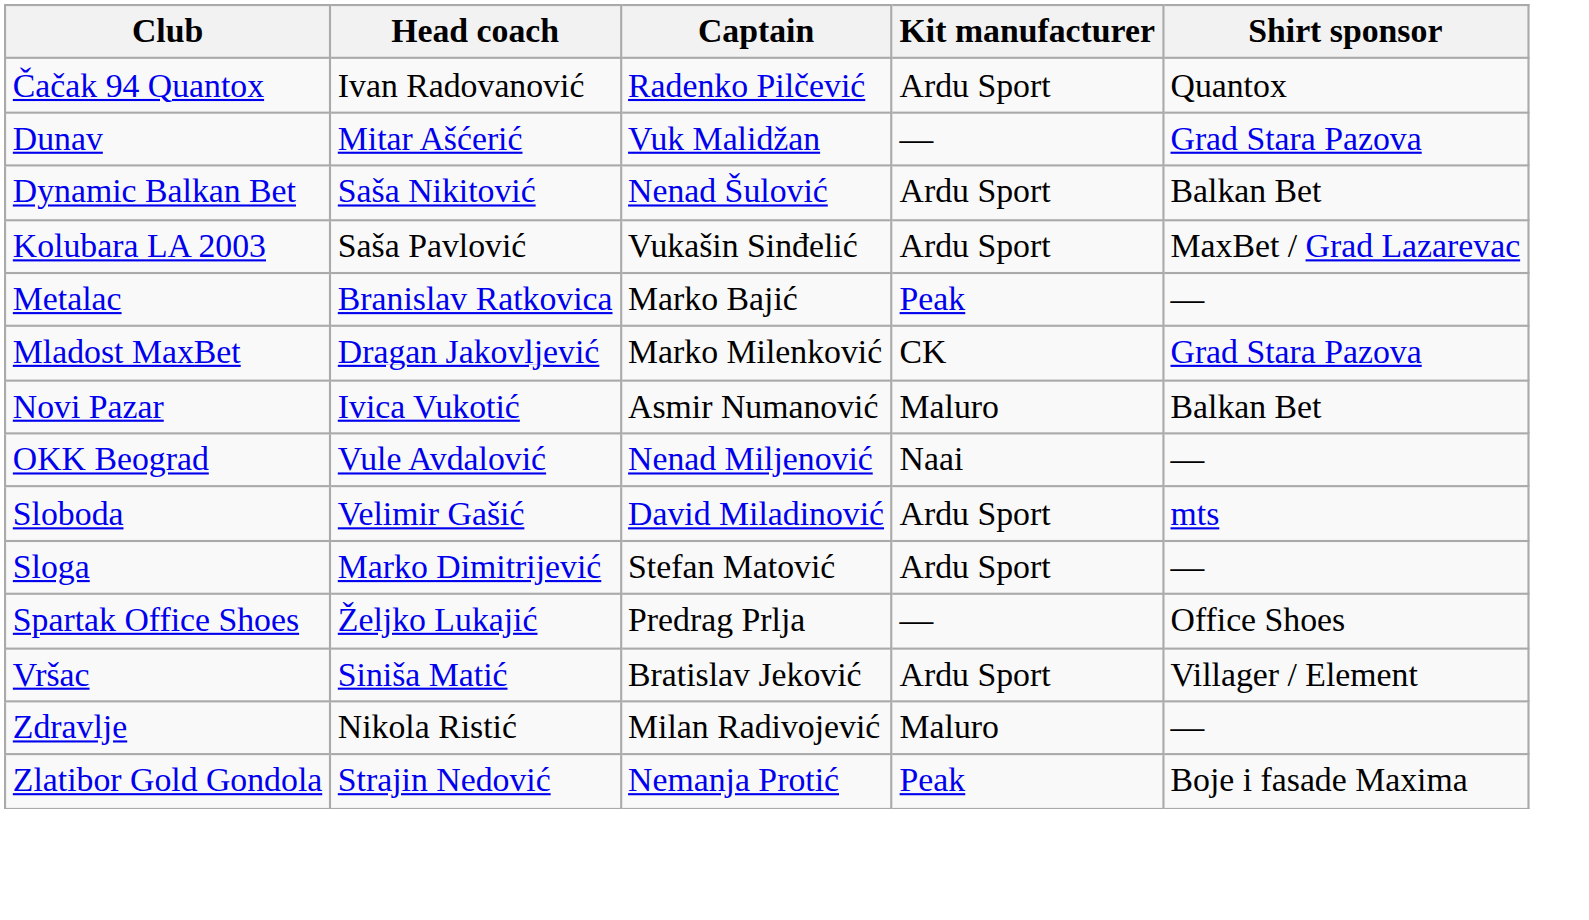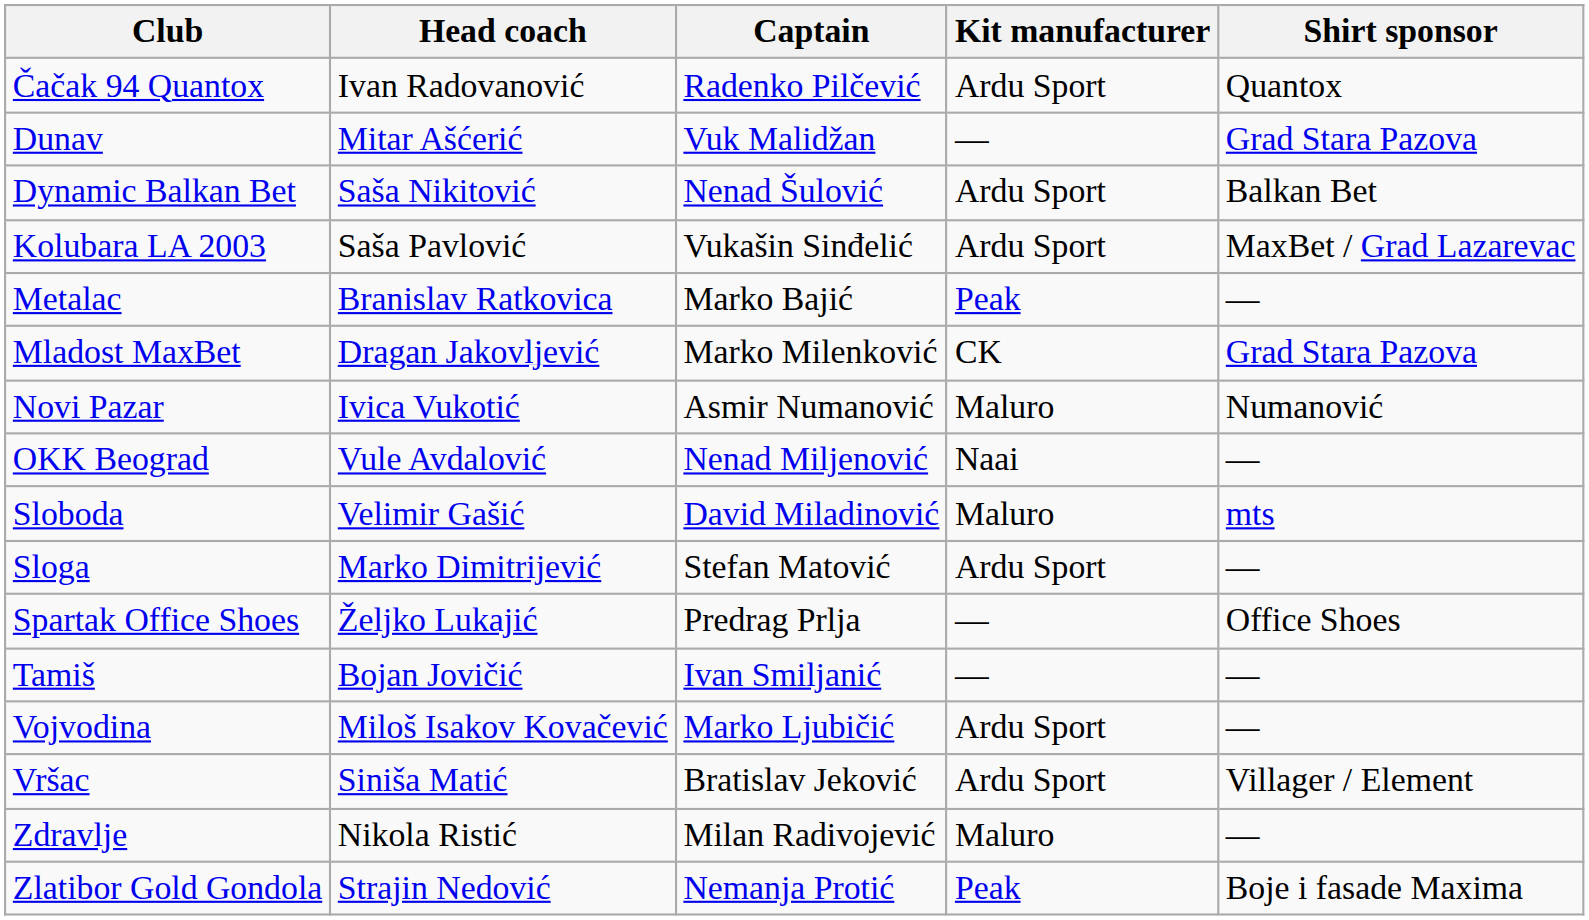(1246, 406) Balkan Bet -> (1305, 406) Numanović
(975, 513) Ardu Sport -> (1005, 513) Maluro
+ row: (54, 673)
+ row: (82, 727)
